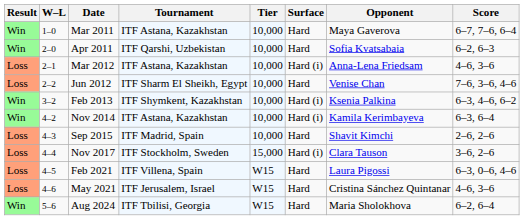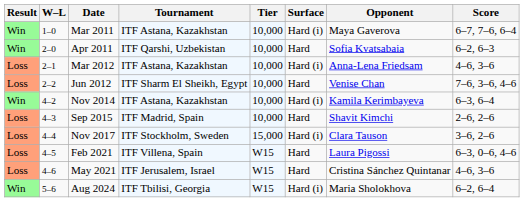(299, 30) Hard -> (305, 30) Hard (i)
- row: (92, 100)
(299, 205) Hard -> (305, 188) Hard (i)
